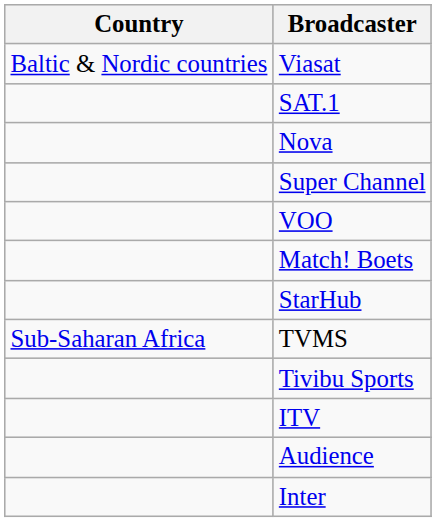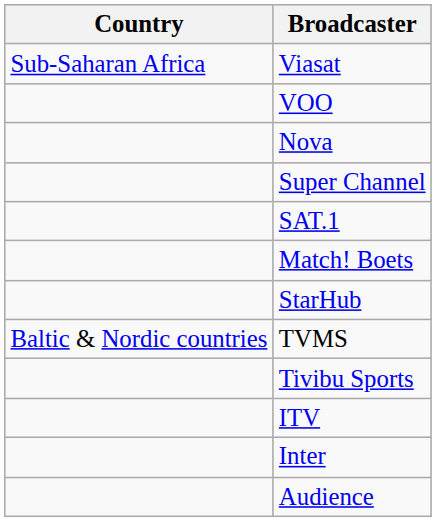(139, 63) Baltic & Nordic countries -> (108, 63) Sub-Saharan Africa
rows swapped: (306, 220) <-> (309, 102)
(108, 338) Sub-Saharan Africa -> (139, 338) Baltic & Nordic countries
rows swapped: (326, 456) <-> (302, 496)
